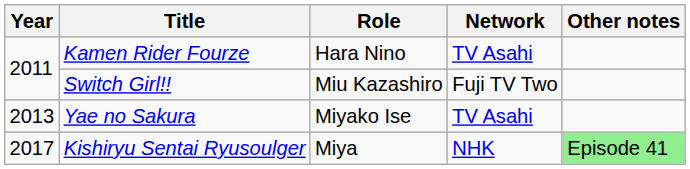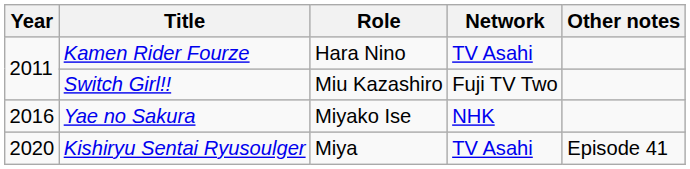(32, 117) 2013 -> (32, 117) 2016
(492, 117) TV Asahi -> (473, 117) NHK
(32, 148) 2017 -> (32, 148) 2020
(473, 148) NHK -> (492, 148) TV Asahi
(618, 148) lightgreen background -> (618, 148) no background
